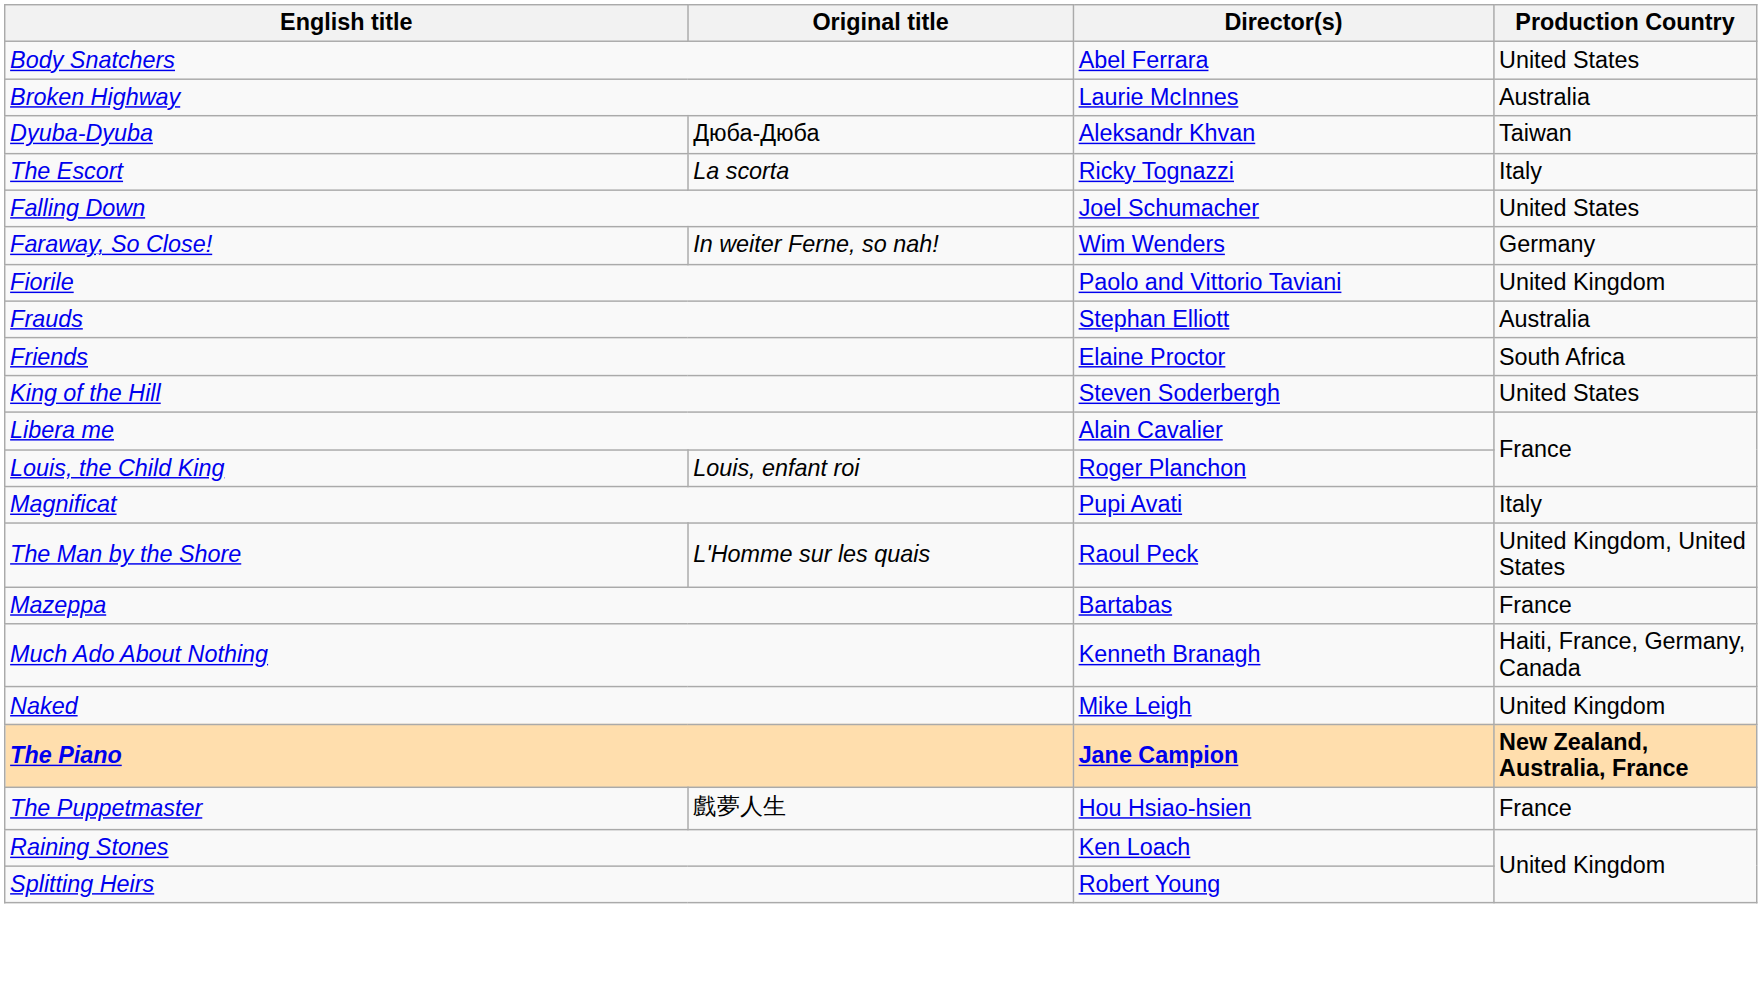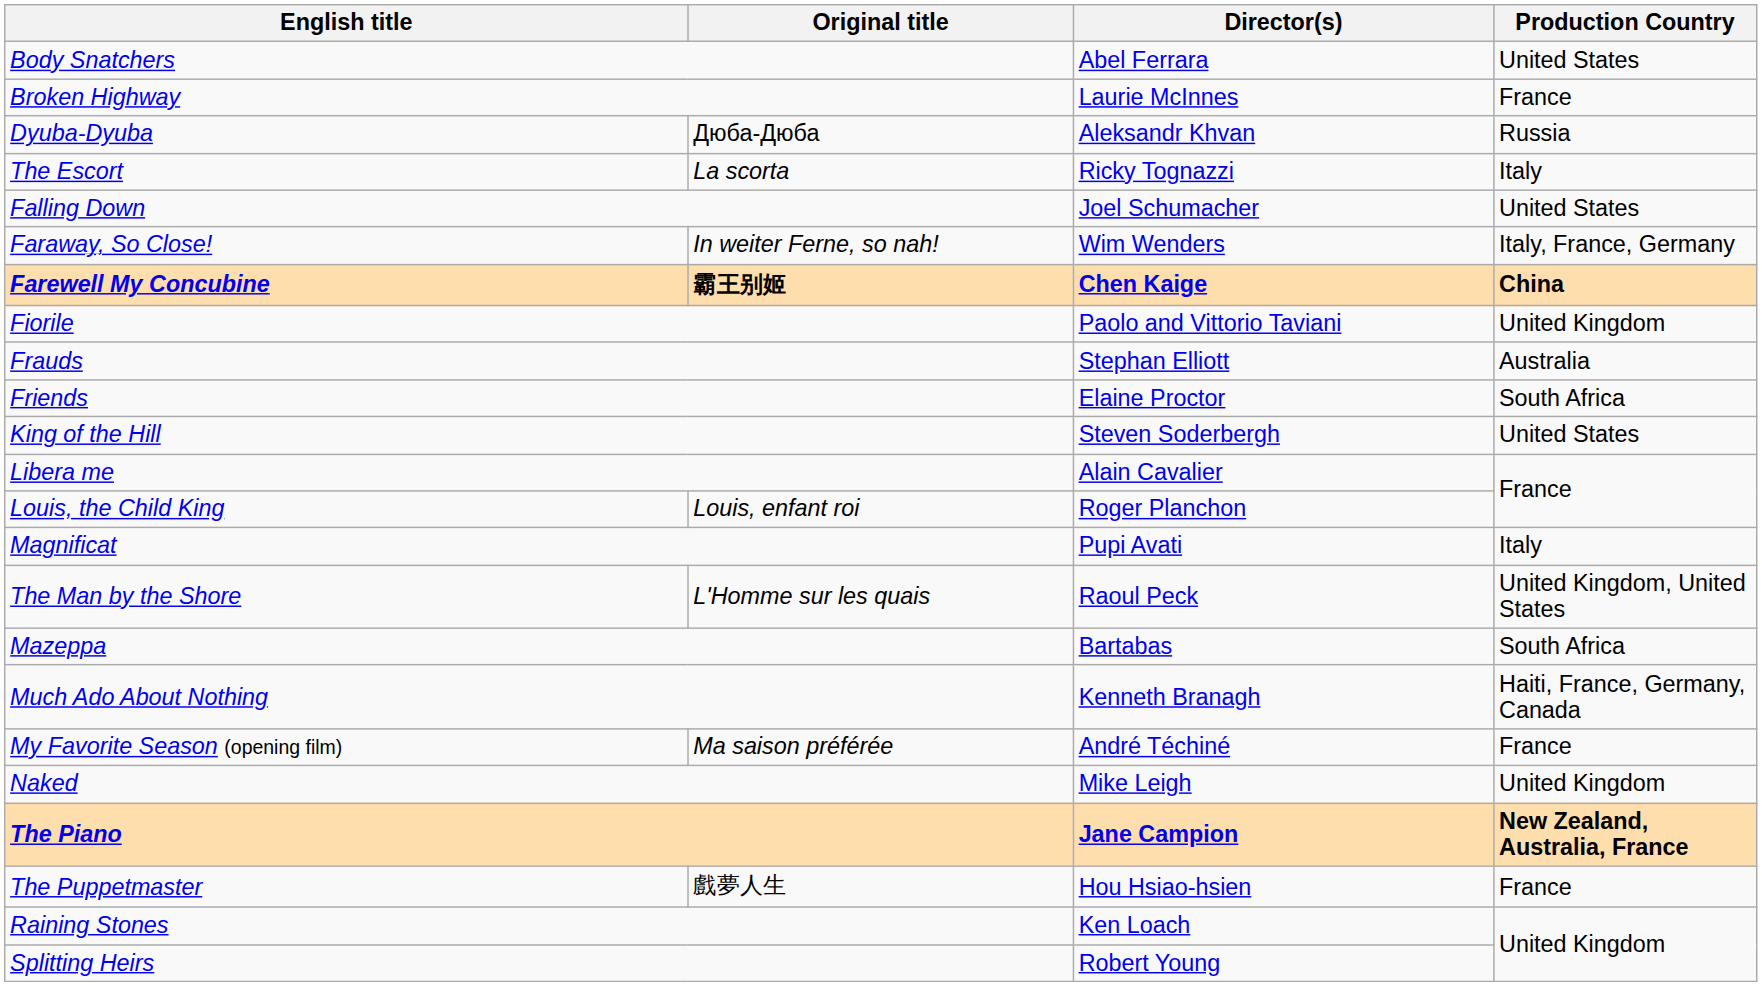(1544, 97) Australia -> (1535, 97) France
(1535, 134) Taiwan -> (1535, 134) Russia
(1547, 245) Germany -> (1617, 245) Italy, France, Germany
+ row: (140, 284)
(1535, 605) France -> (1562, 646) South Africa
+ row: (176, 746)
